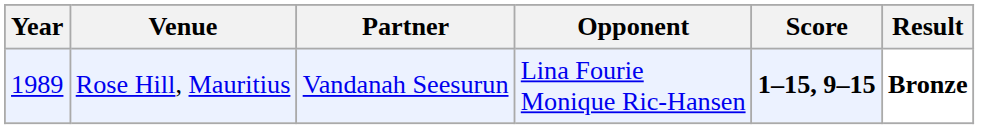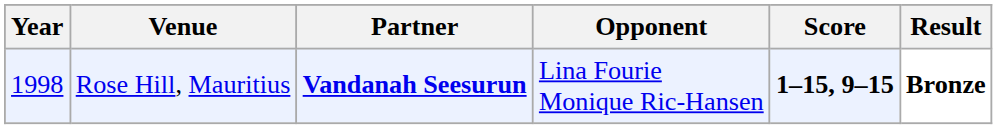(37, 85) 1989 -> (37, 85) 1998
(406, 85) normal -> (415, 85) bold
